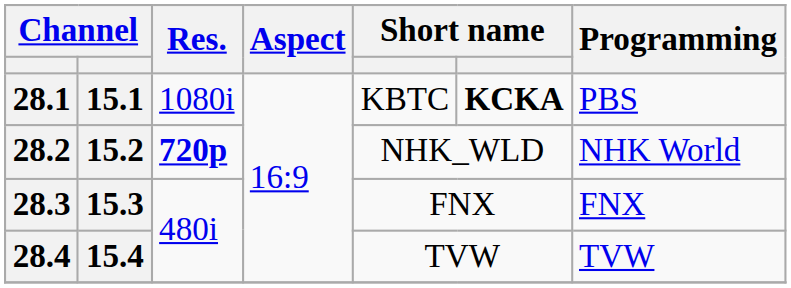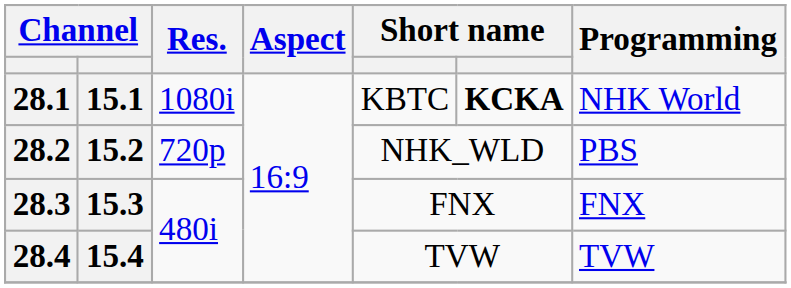(608, 98) PBS -> (660, 98) NHK World
(193, 151) bold -> (192, 151) normal
(660, 151) NHK World -> (608, 151) PBS
